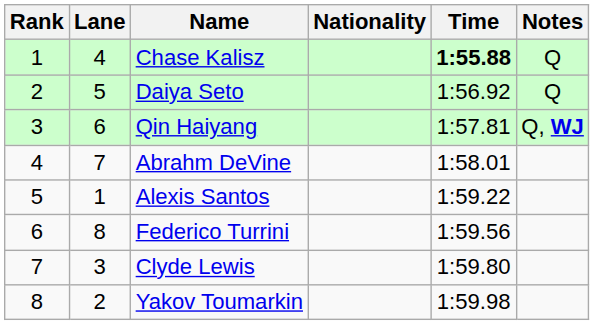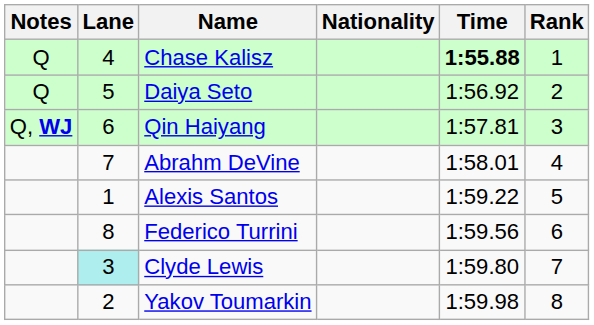columns swapped: (37, 22) <-> (553, 22)
(100, 267) no background -> (108, 267) paleturquoise background
